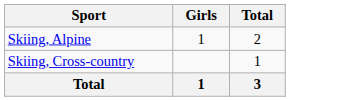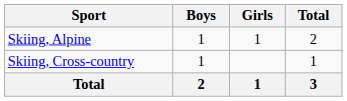+ column: (201, 15)
